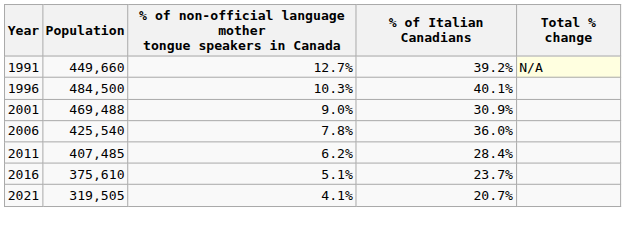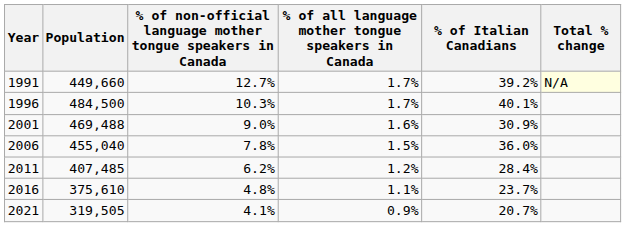+ column: (350, 38)
(97, 131) 425,540 -> (97, 146) 455,040
(337, 174) 5.1% -> (259, 189) 4.8%
